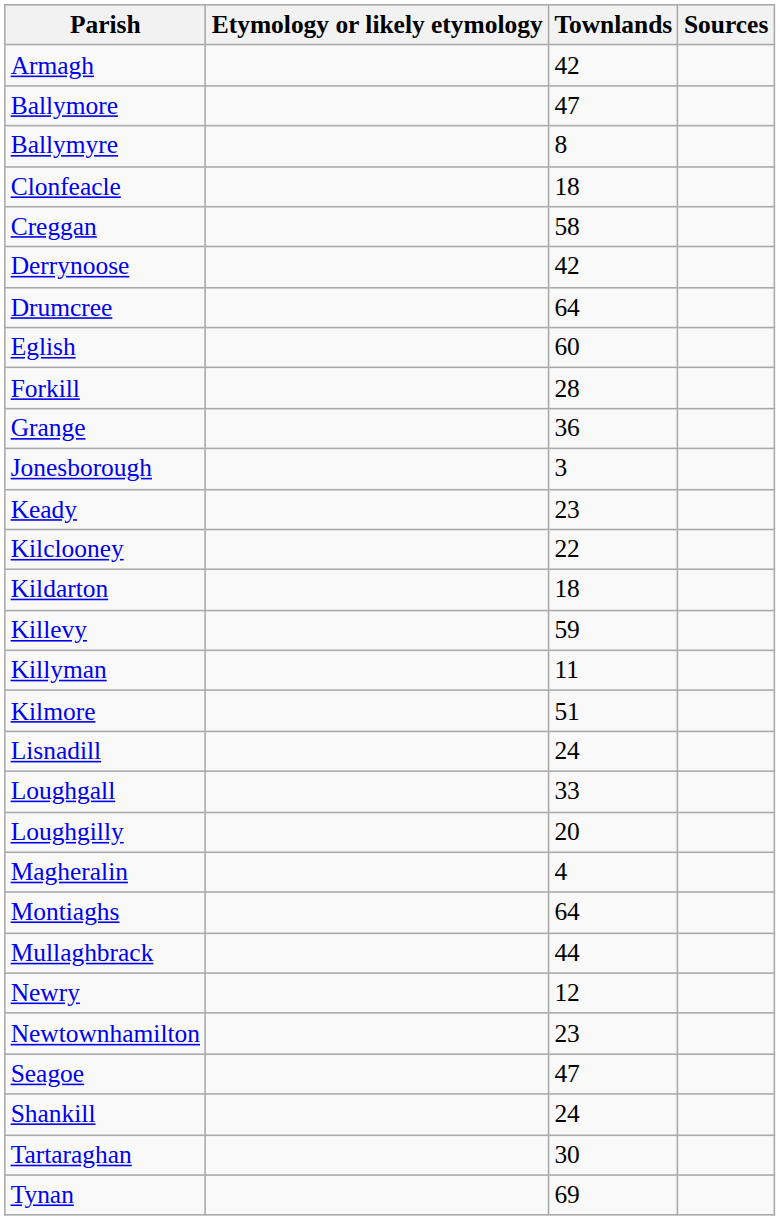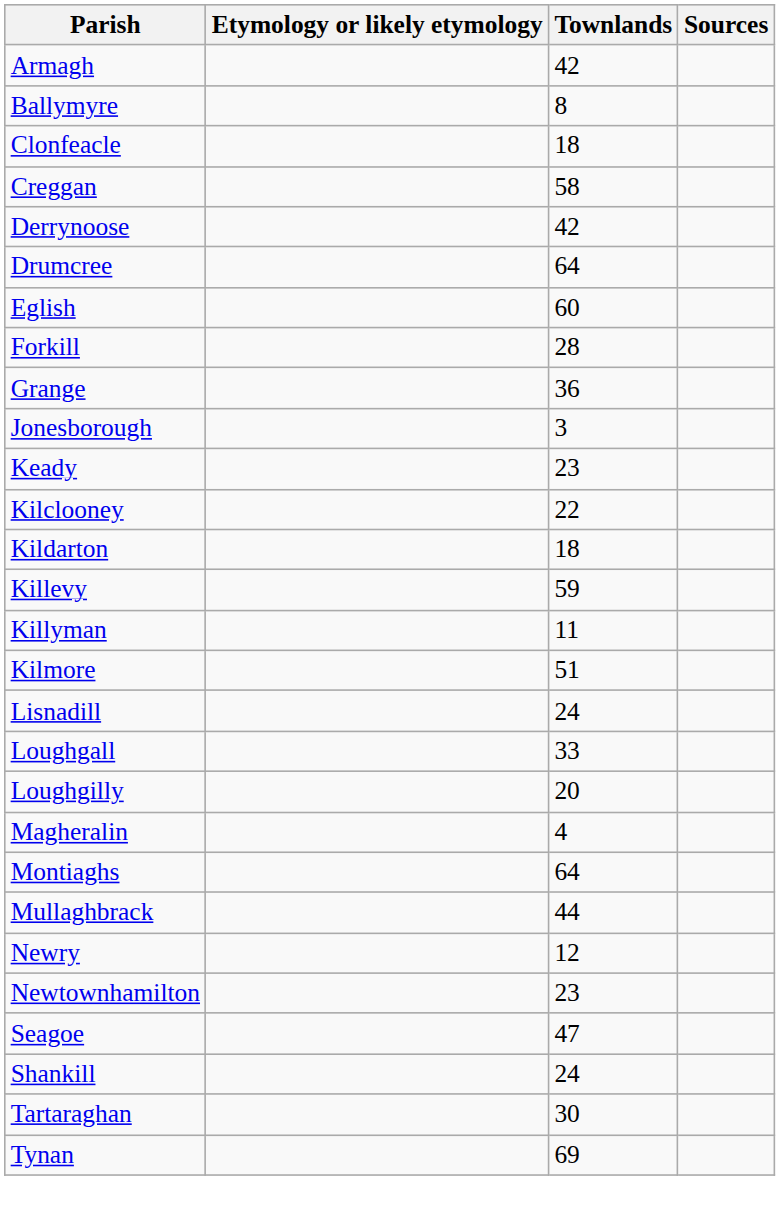- row: (64, 105)
